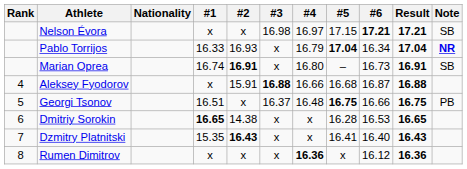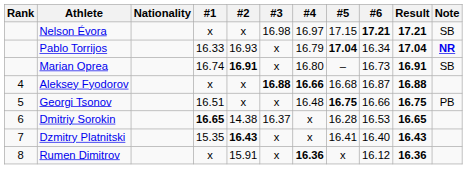(243, 84) 15.91 -> (243, 84) x
(310, 84) normal -> (310, 84) bold
(276, 102) 16.37 -> (276, 102) x
(276, 119) x -> (276, 119) 16.37
(243, 155) x -> (243, 155) 15.91
